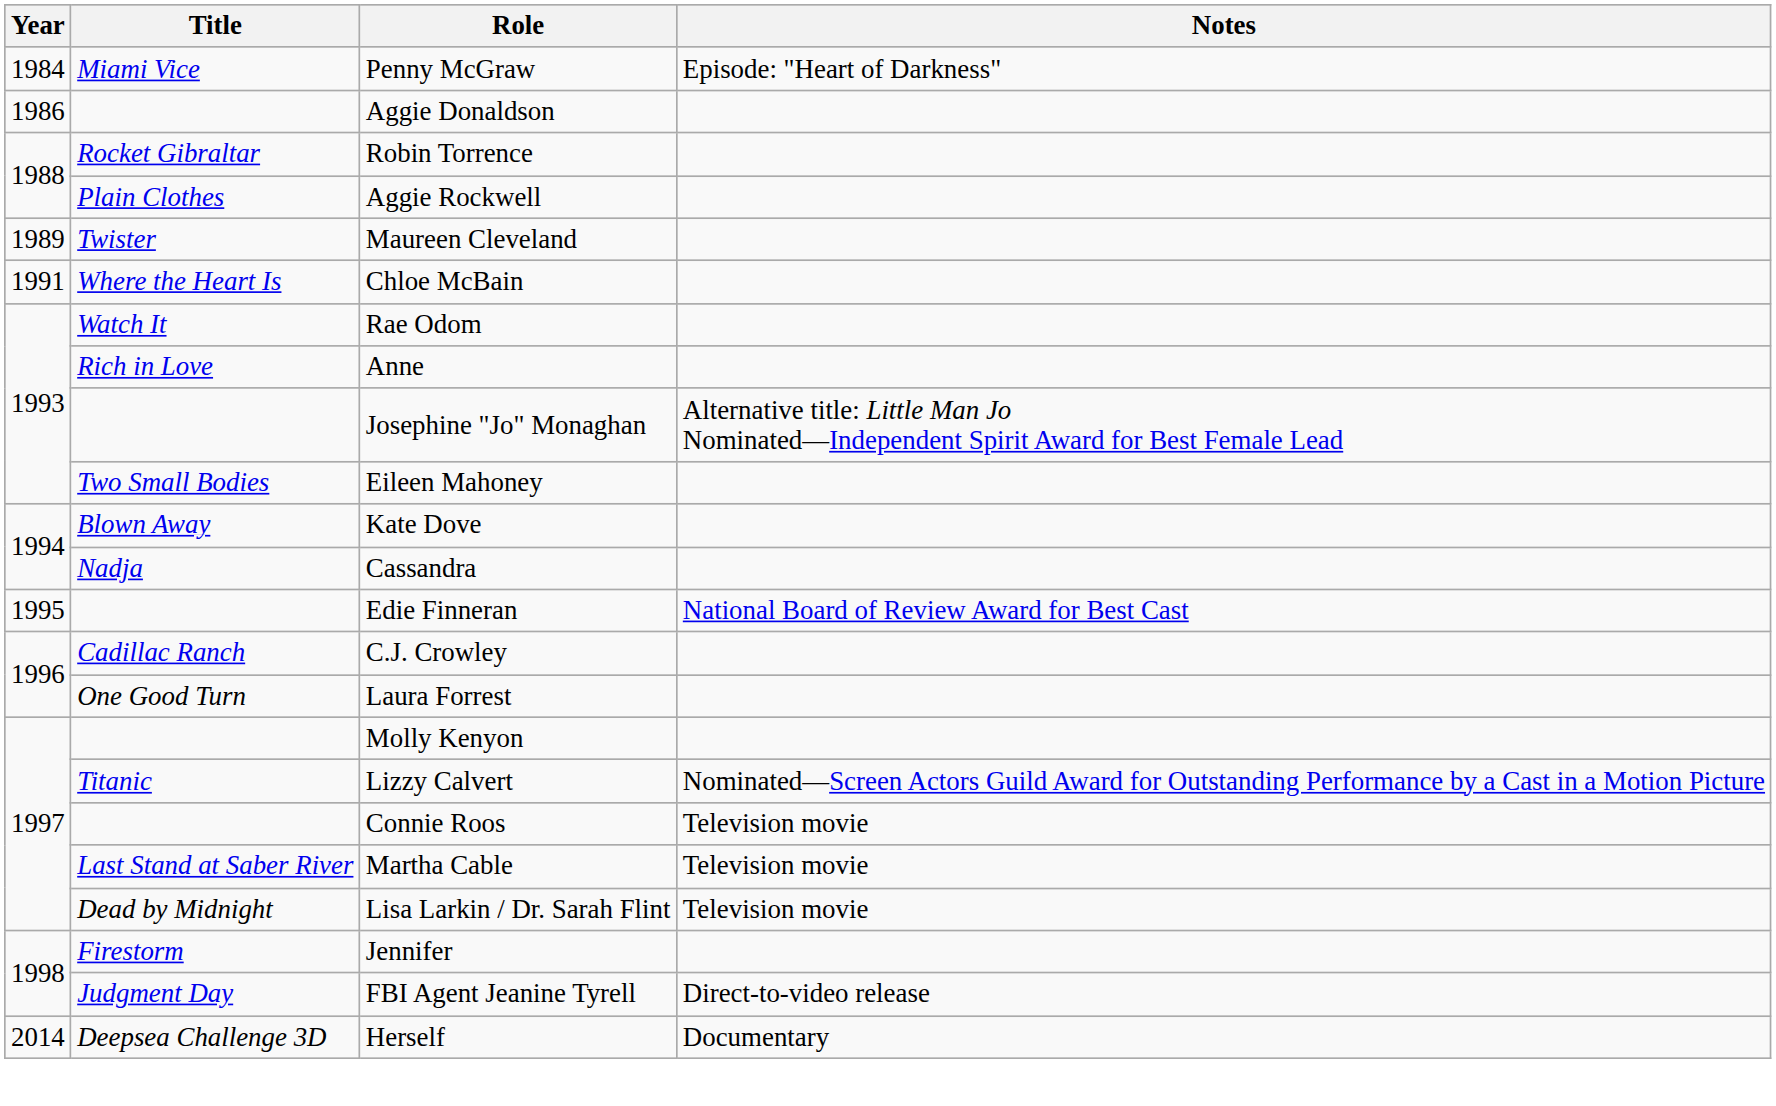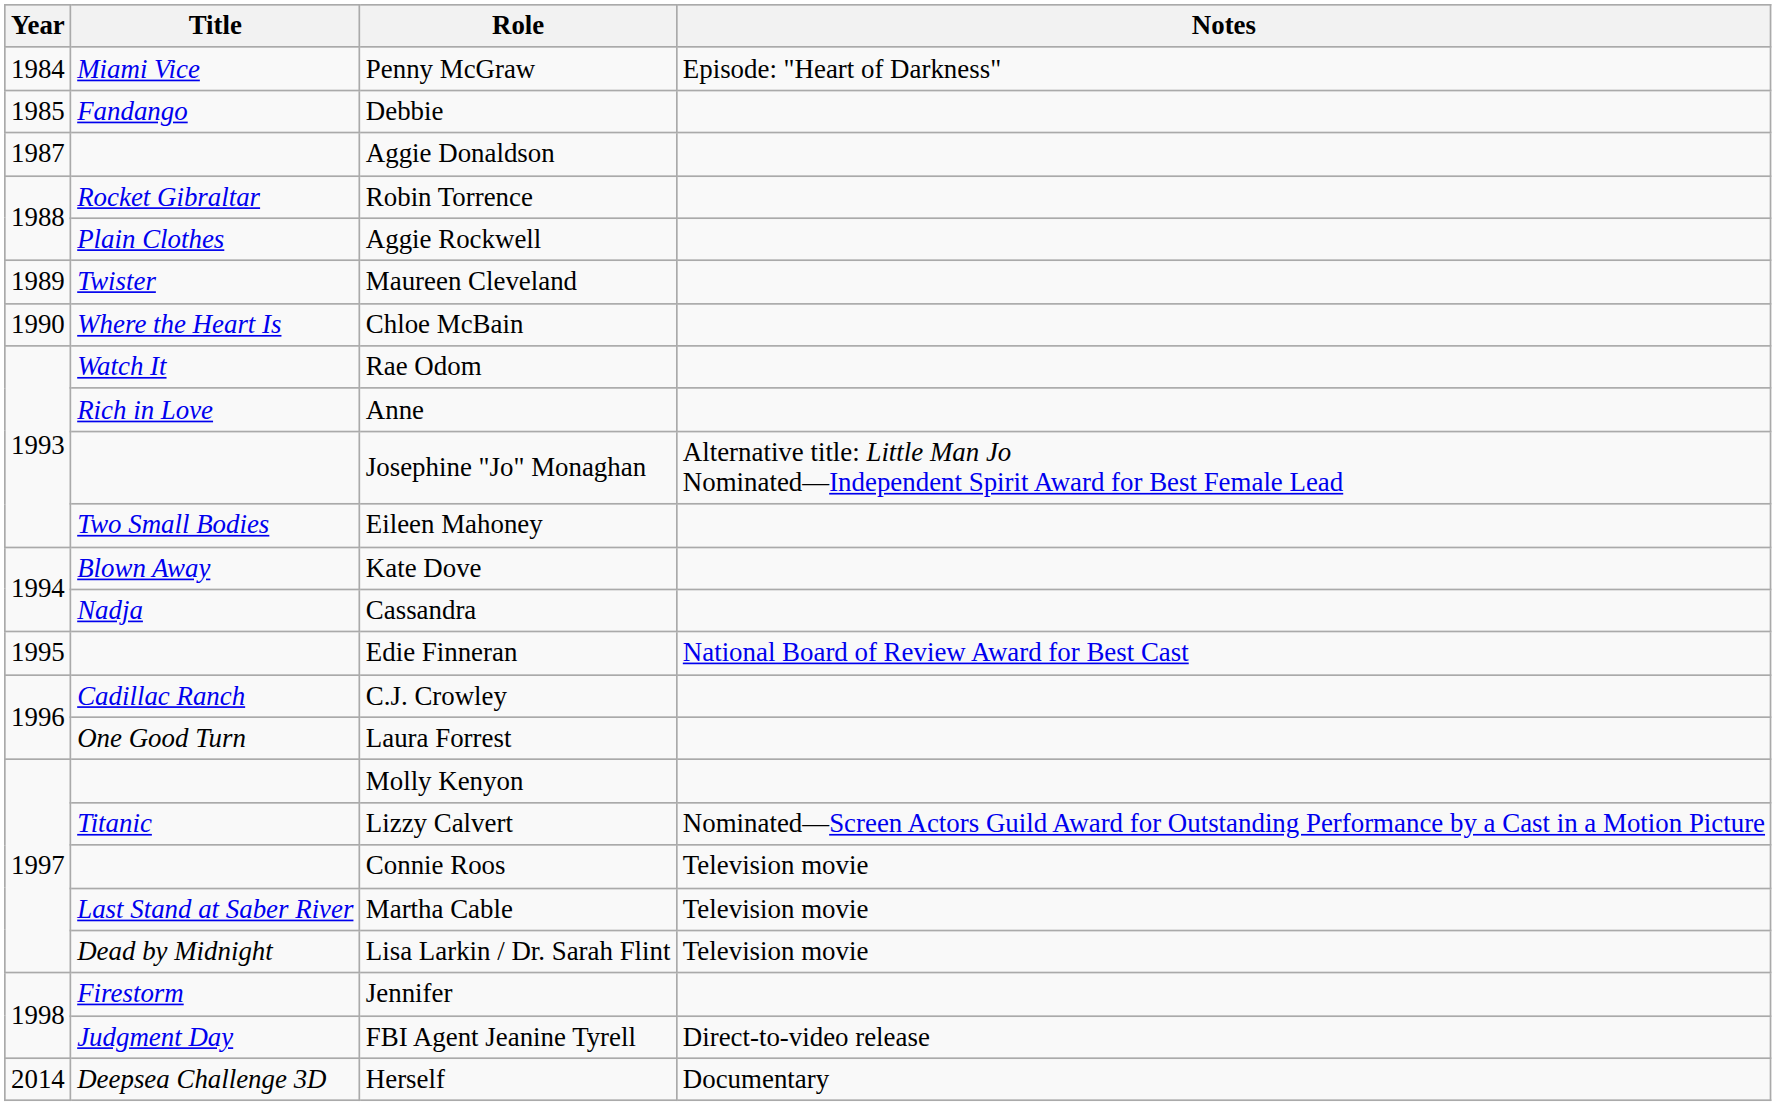+ row: (405, 111)
(38, 111) 1986 -> (38, 153) 1987
(38, 281) 1991 -> (38, 324) 1990
